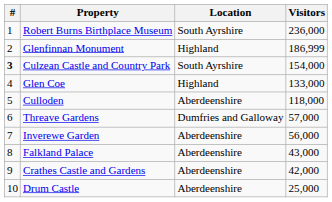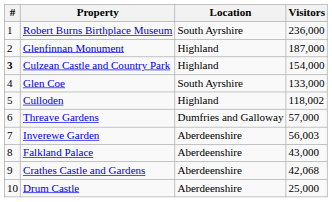(307, 48) 186,999 -> (307, 48) 187,000
(210, 65) South Ayrshire -> (198, 65) Highland
(198, 83) Highland -> (210, 83) South Ayrshire
(210, 100) Aberdeenshire -> (198, 100) Highland
(306, 100) 118,000 -> (306, 100) 118,002
(304, 135) 56,000 -> (304, 135) 56,003
(304, 170) 42,000 -> (304, 170) 42,068
